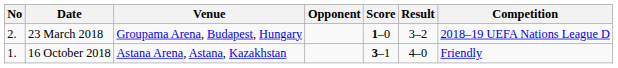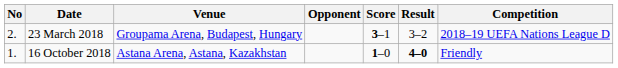(381, 33) 1–0 -> (381, 33) 3–1
(381, 53) 3–1 -> (381, 53) 1–0
(418, 53) normal -> (418, 53) bold
